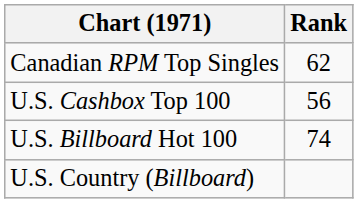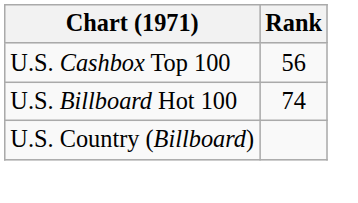- row: (145, 62)
